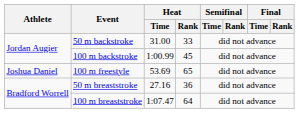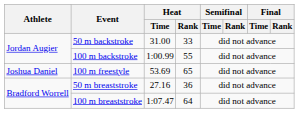(188, 56) 45 -> (188, 56) 55
